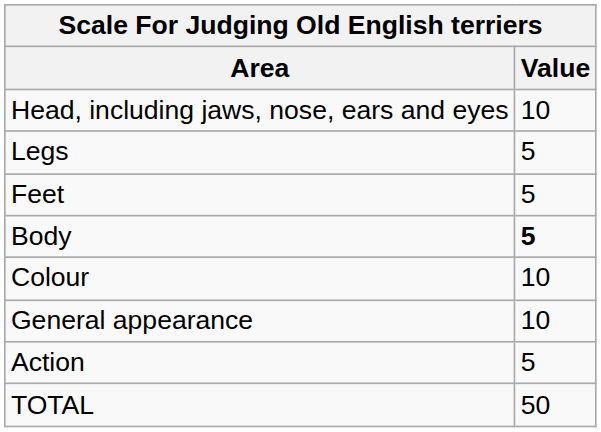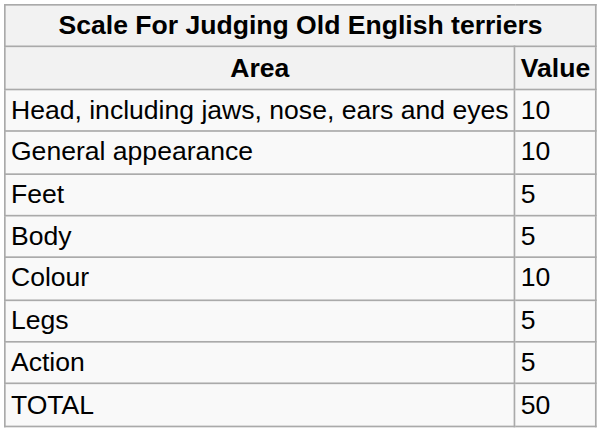rows swapped: (40, 151) <-> (132, 320)
(528, 236) bold -> (528, 236) normal
